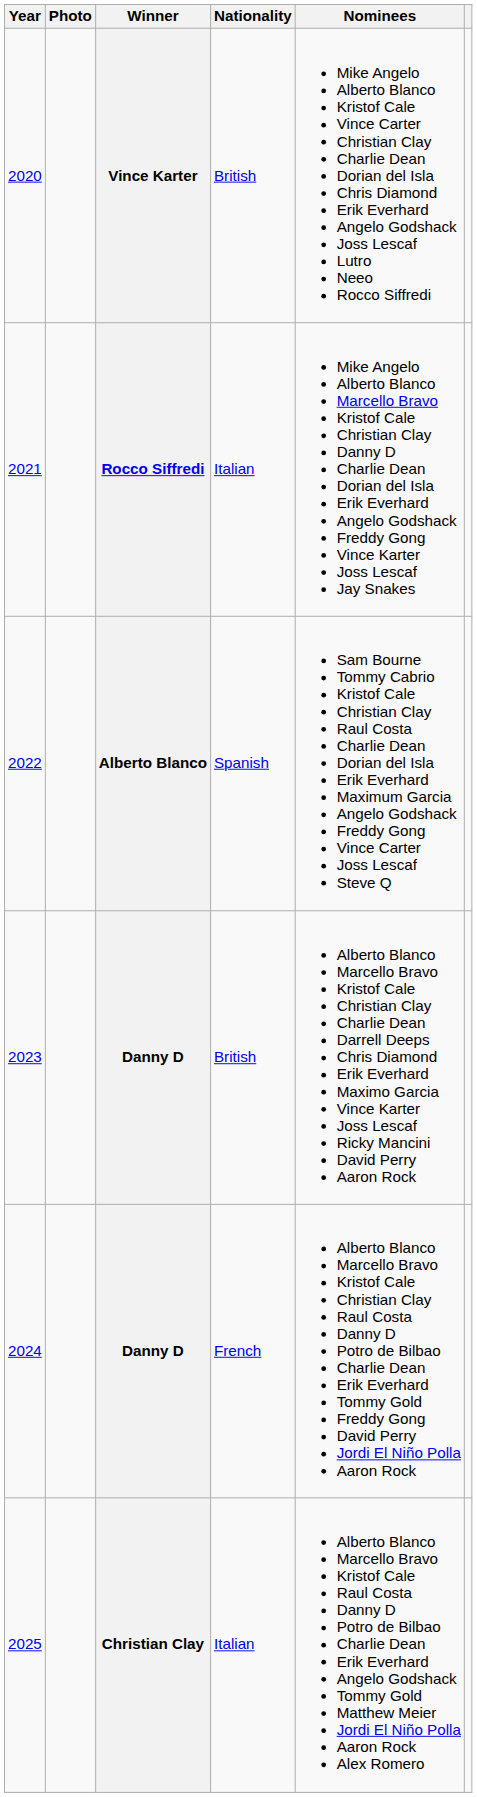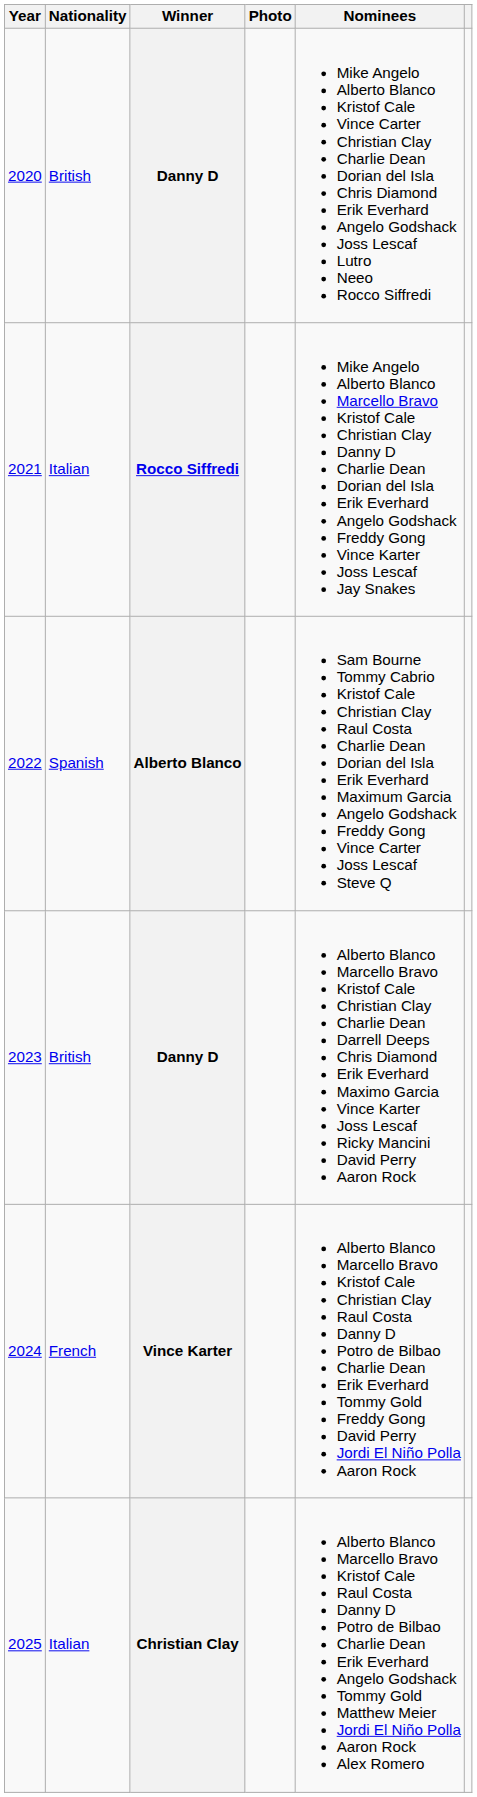columns swapped: (70, 16) <-> (253, 16)
(153, 175) Vince Karter -> (188, 175) Danny D
(153, 1351) Danny D -> (188, 1351) Vince Karter
